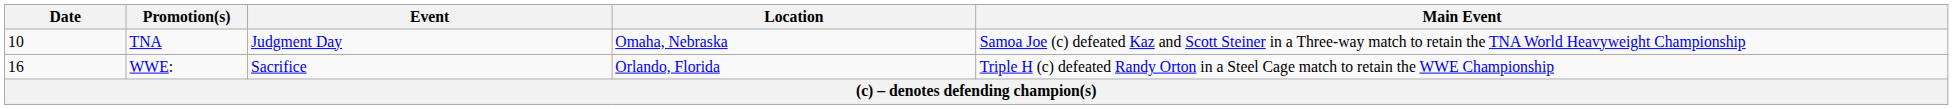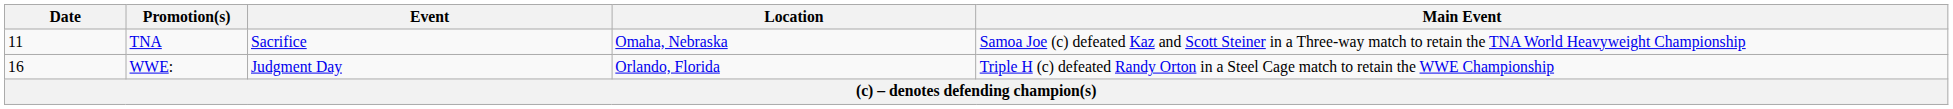(16, 41) 10 -> (16, 41) 11
(296, 41) Judgment Day -> (279, 41) Sacrifice
(279, 66) Sacrifice -> (296, 66) Judgment Day
